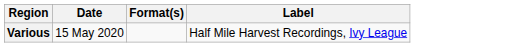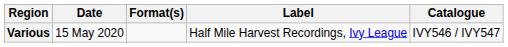+ column: (456, 13)
